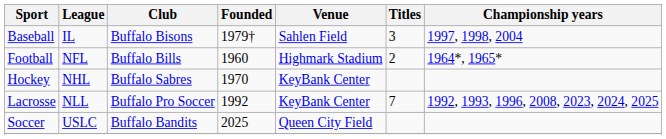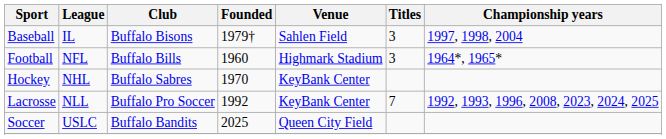(392, 58) 2 -> (392, 58) 3
